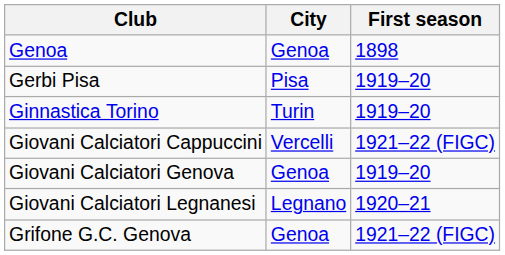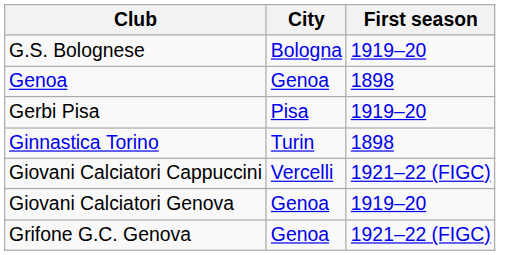+ row: (77, 50)
(393, 111) 1919–20 -> (372, 142) 1898
- row: (132, 204)
